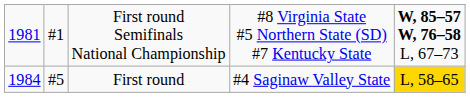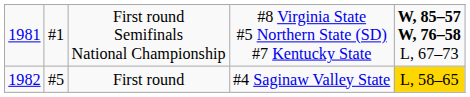(24, 79) 1984 -> (24, 79) 1982
